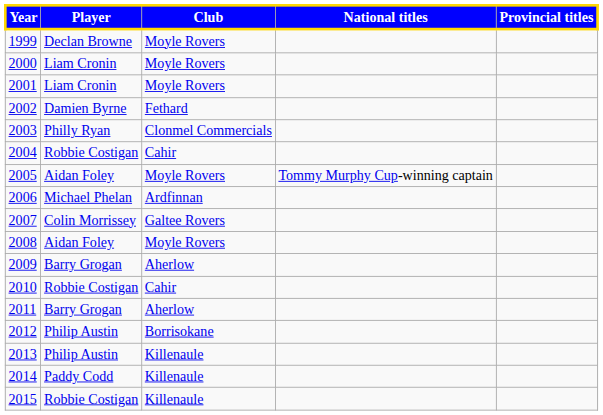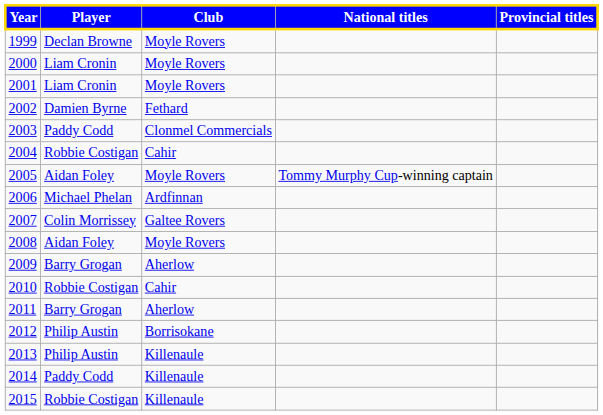(77, 130) Philly Ryan -> (79, 130) Paddy Codd
